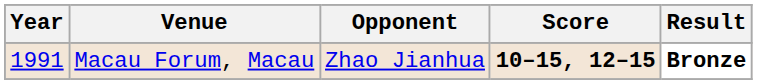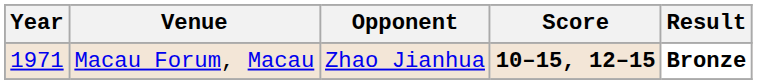(37, 61) 1991 -> (37, 61) 1971
